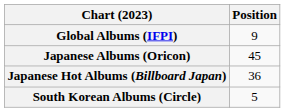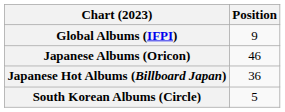(255, 55) 45 -> (255, 55) 46
